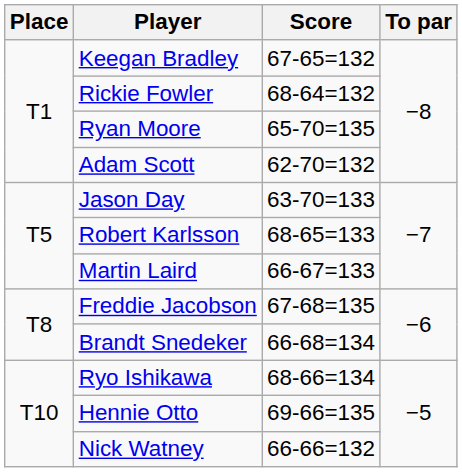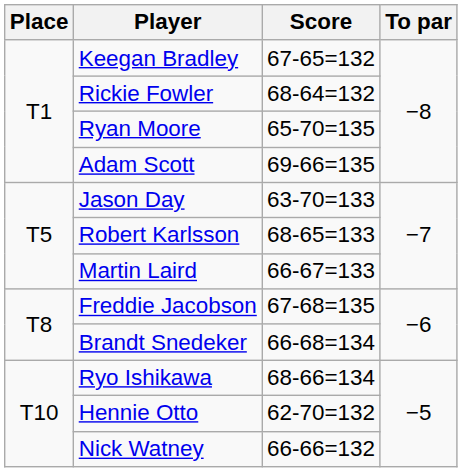(321, 164) 62-70=132 -> (321, 164) 69-66=135
(321, 413) 69-66=135 -> (321, 413) 62-70=132
